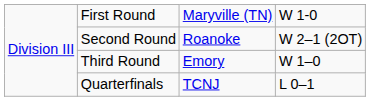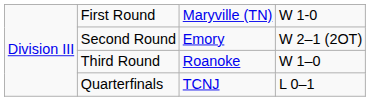(212, 38) Roanoke -> (204, 38) Emory
(204, 61) Emory -> (212, 61) Roanoke
